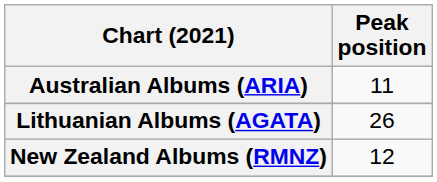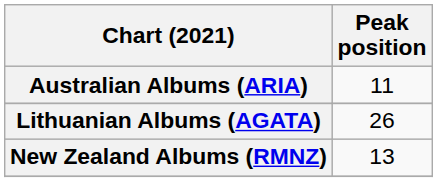(382, 157) 12 -> (382, 157) 13
